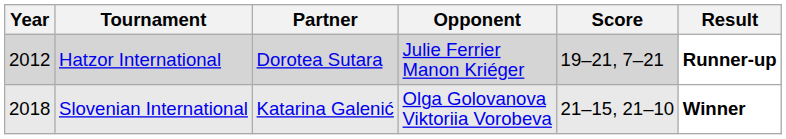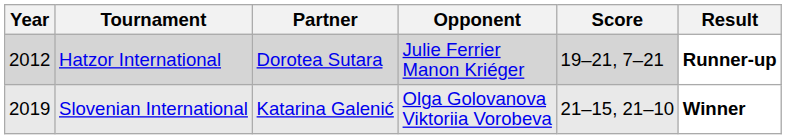(30, 109) 2018 -> (30, 109) 2019
